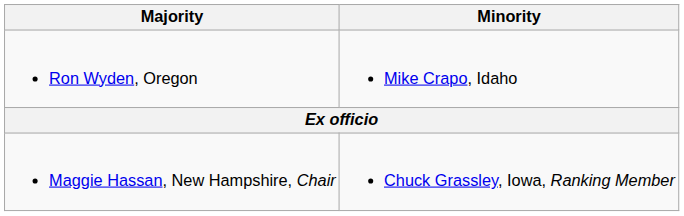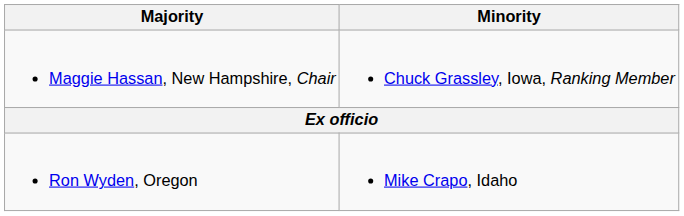rows swapped: (172, 181) <-> (172, 78)
